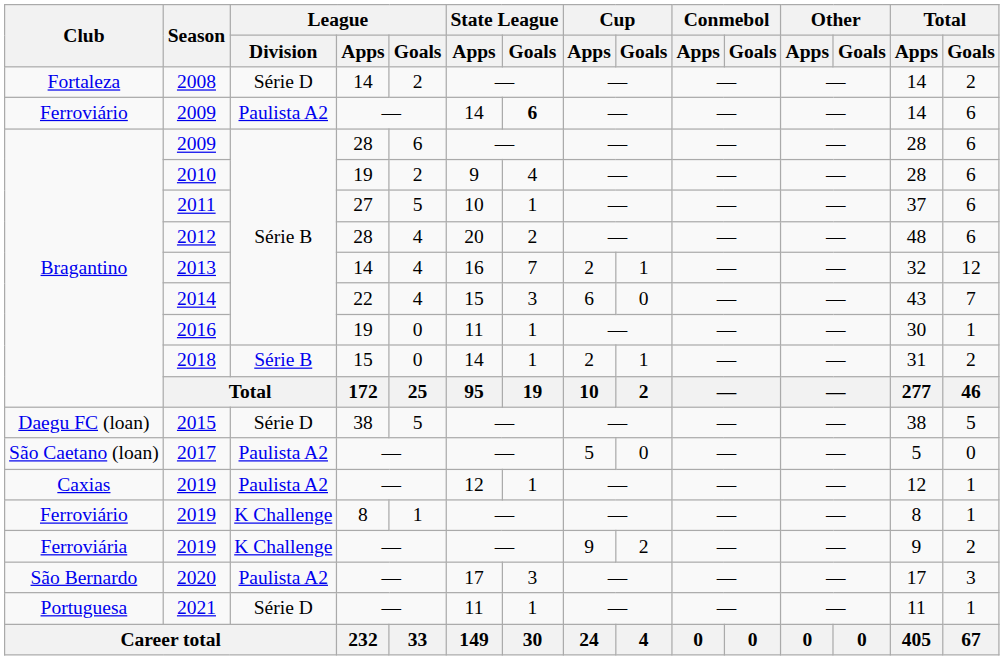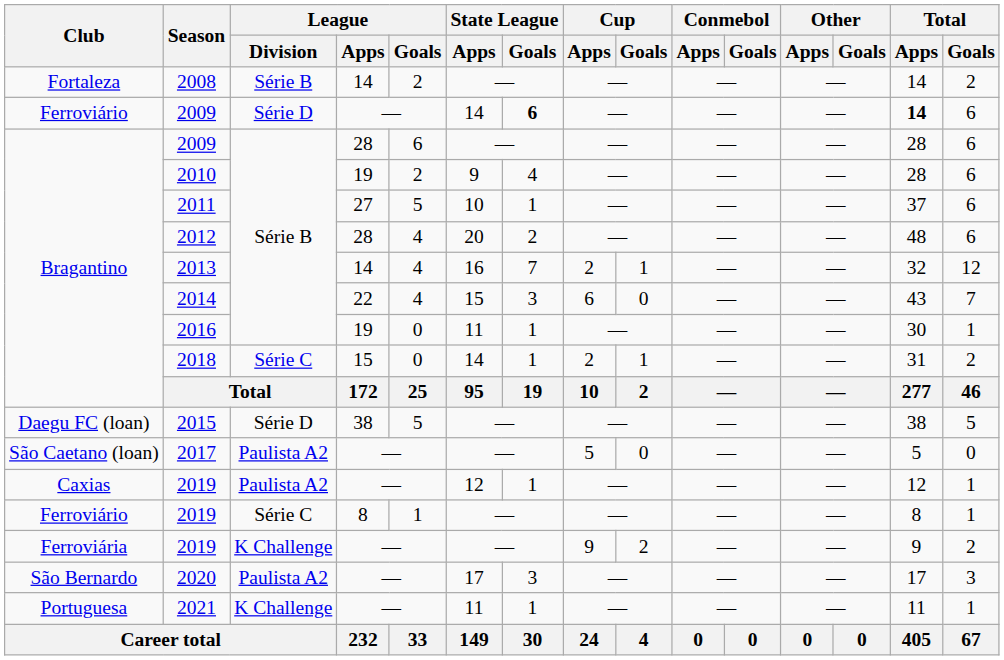(283, 81) Série D -> (283, 81) Série B
(283, 112) Paulista A2 -> (283, 112) Série D
(916, 112) normal -> (916, 112) bold
(283, 360) Série B -> (283, 360) Série C
(283, 515) K Challenge -> (283, 515) Série C
(283, 608) Série D -> (283, 608) K Challenge
